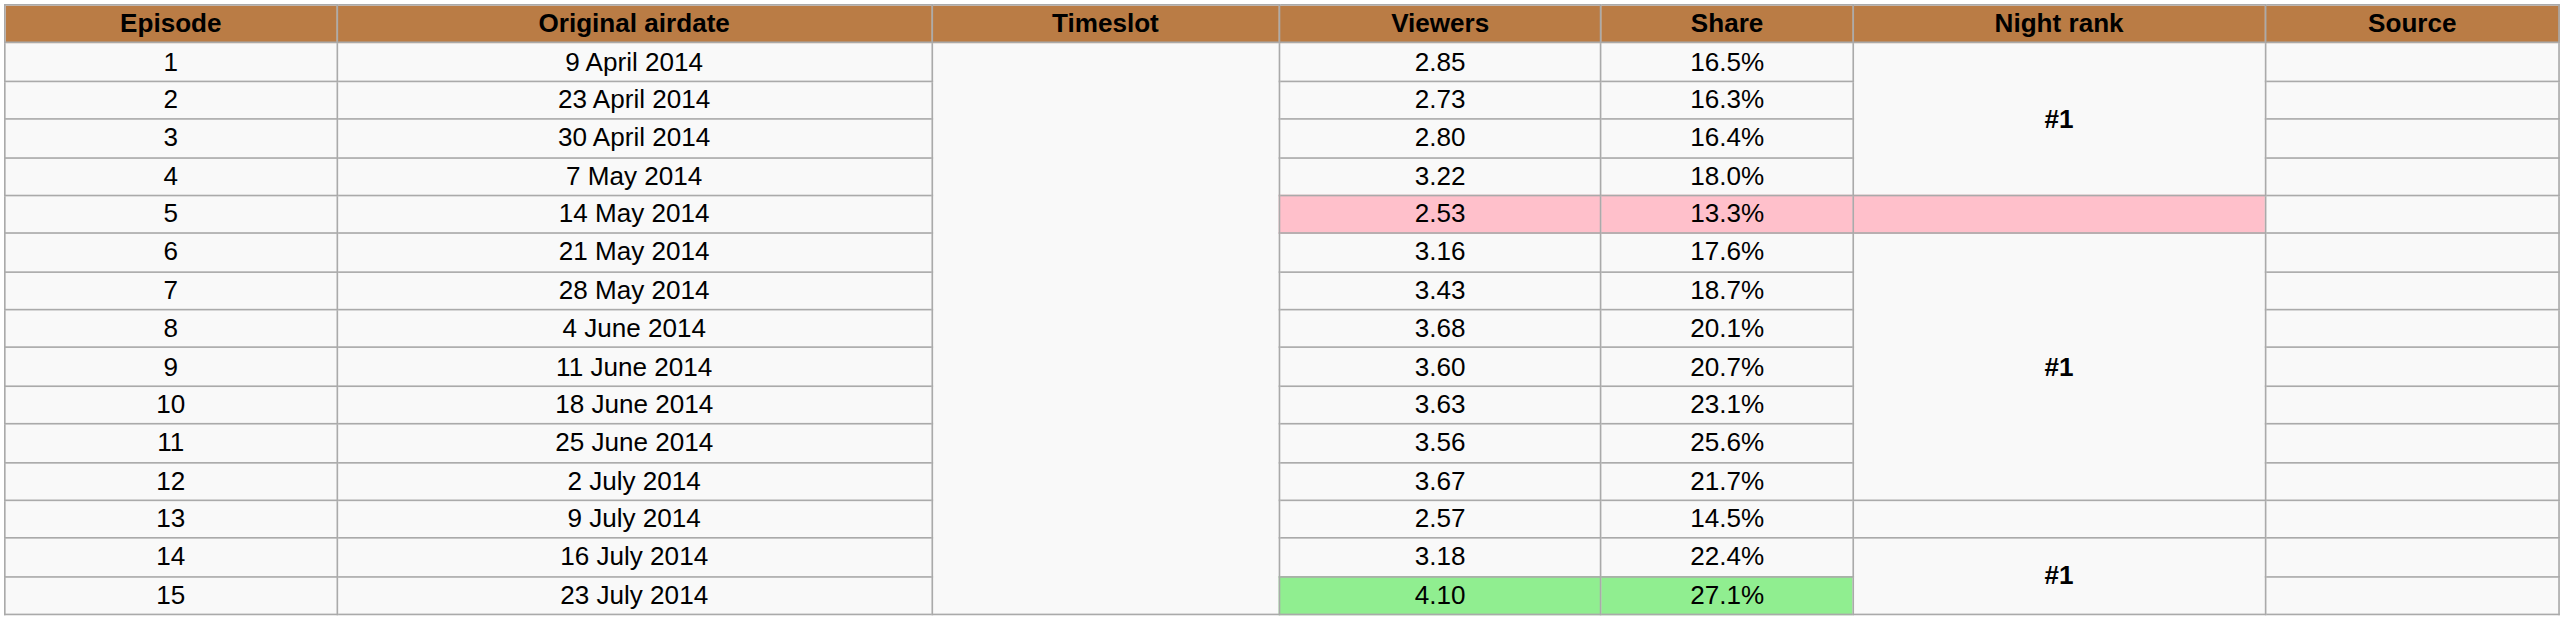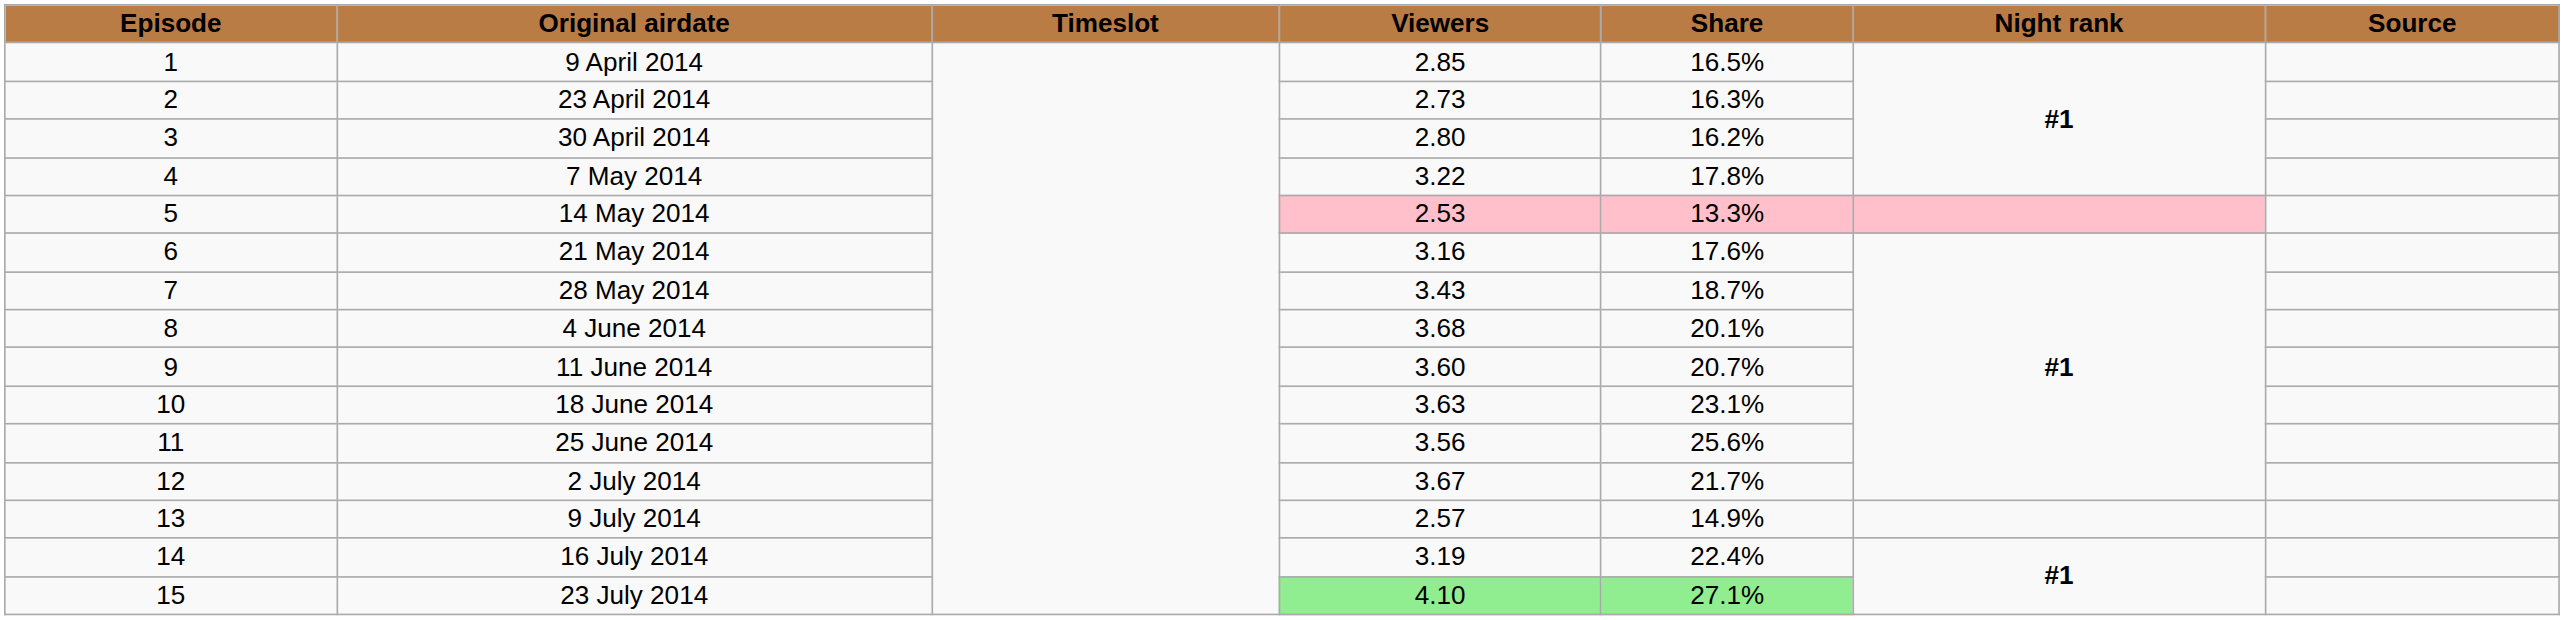(1727, 137) 16.4% -> (1727, 137) 16.2%
(1727, 175) 18.0% -> (1727, 175) 17.8%
(1727, 518) 14.5% -> (1727, 518) 14.9%
(1440, 556) 3.18 -> (1440, 556) 3.19
